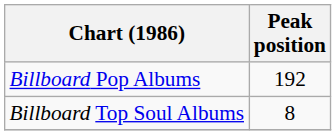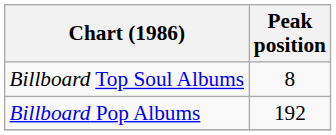rows swapped: (105, 79) <-> (127, 112)
